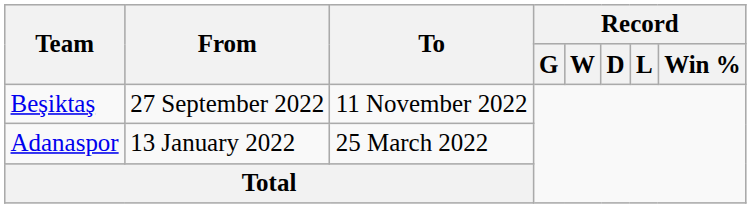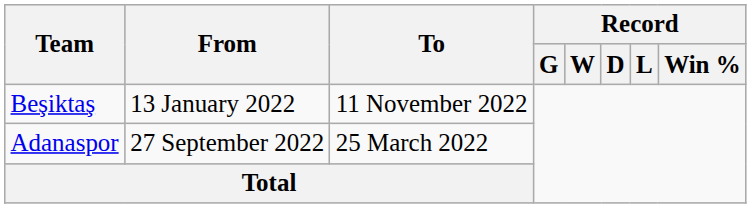(227, 103) 27 September 2022 -> (213, 103) 13 January 2022
(213, 143) 13 January 2022 -> (227, 143) 27 September 2022
